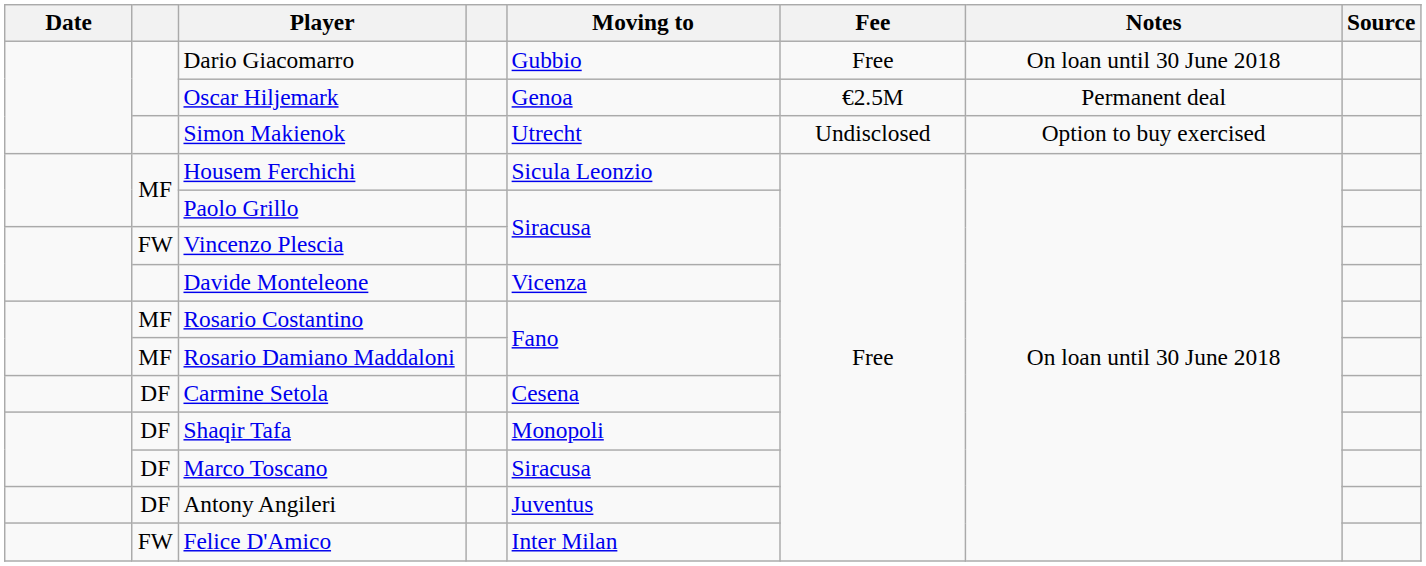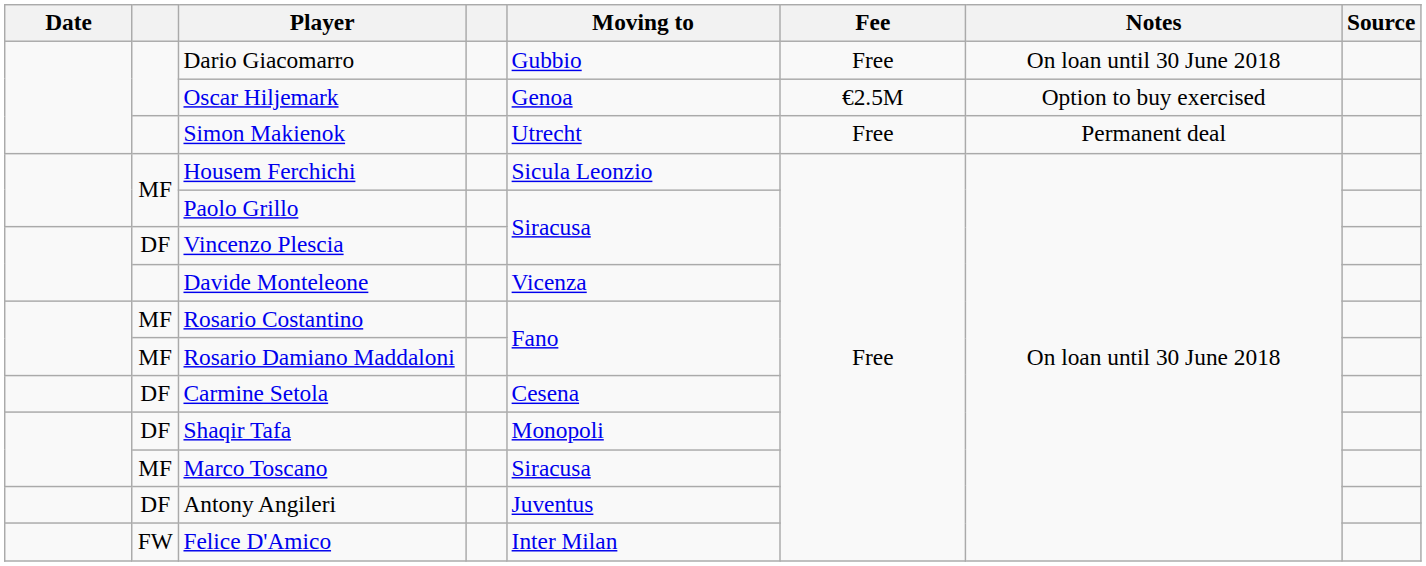(1154, 97) Permanent deal -> (1154, 97) Option to buy exercised
(873, 134) Undisclosed -> (873, 134) Free
(1154, 134) Option to buy exercised -> (1154, 134) Permanent deal
(155, 245) FW -> (155, 245) DF
(155, 467) DF -> (155, 467) MF
